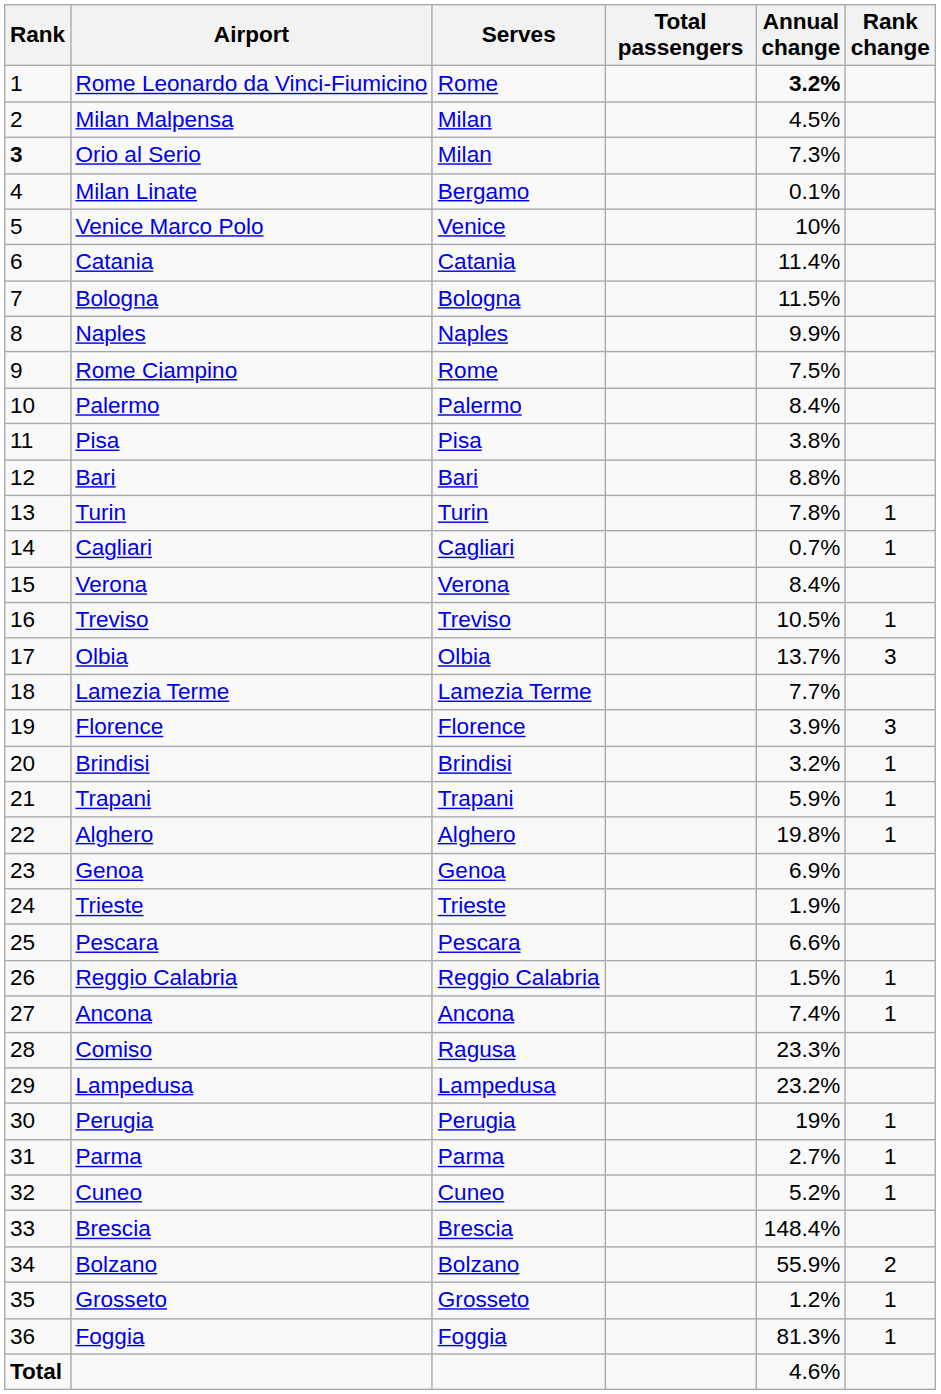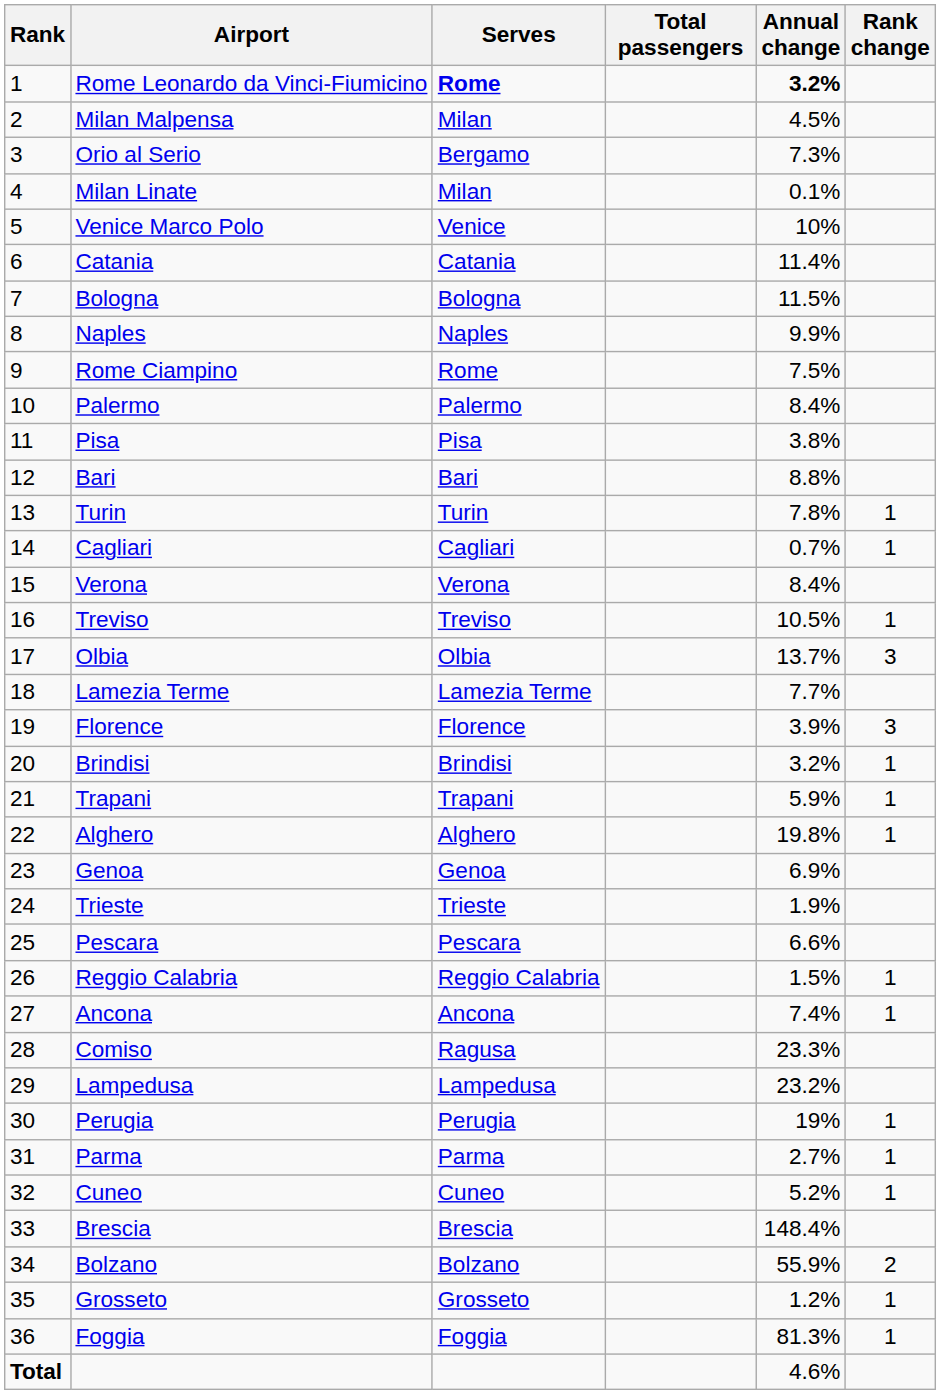(468, 83) normal -> (469, 83) bold
(16, 155) bold -> (16, 155) normal
(465, 155) Milan -> (484, 155) Bergamo
(484, 190) Bergamo -> (465, 190) Milan
